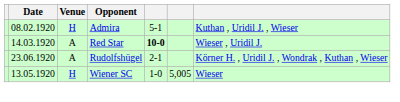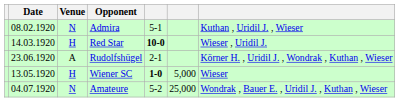(72, 27) H -> (72, 27) N
(72, 43) A -> (72, 43) H
(156, 74) normal -> (156, 74) bold
(180, 74) 5,005 -> (185, 74) 5,000
+ row: (109, 89)
